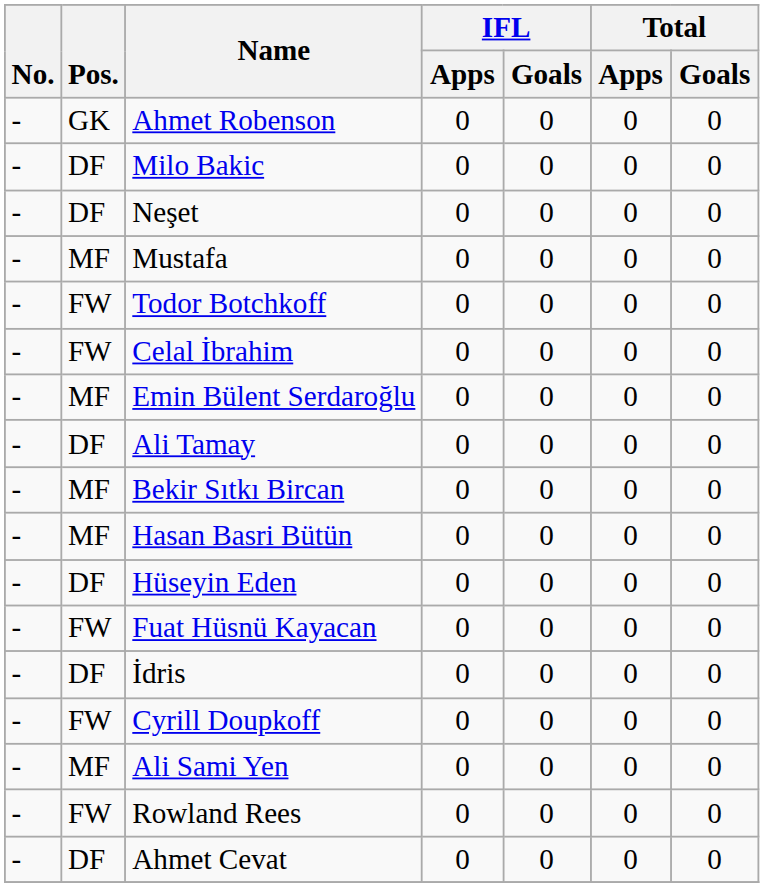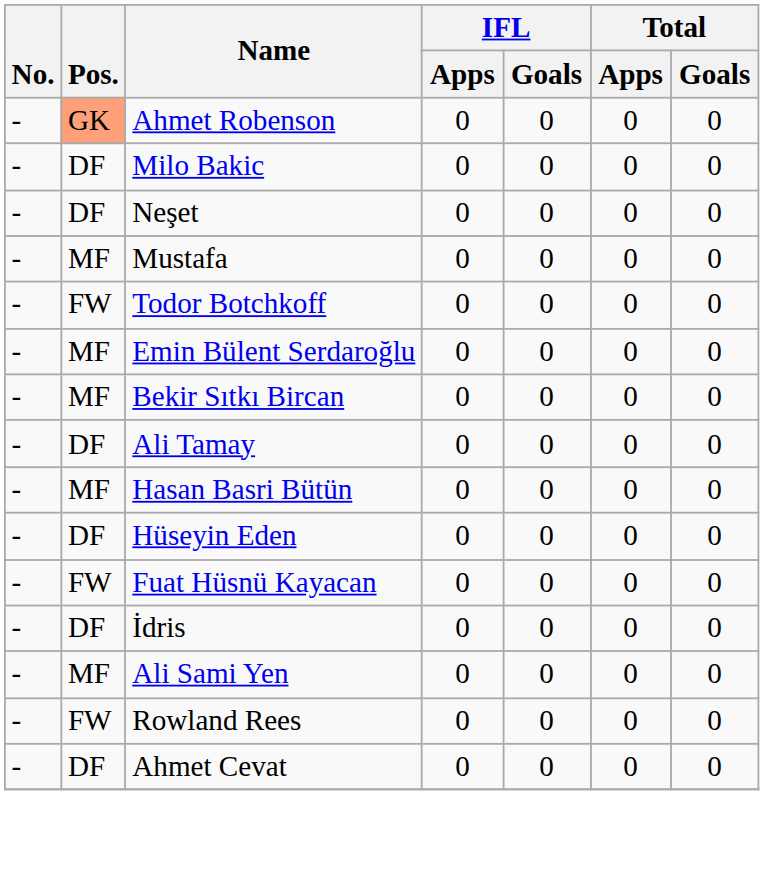(89, 119) no background -> (89, 119) lightsalmon background
- row: (213, 350)
rows swapped: (194, 443) <-> (238, 489)
- row: (226, 720)
